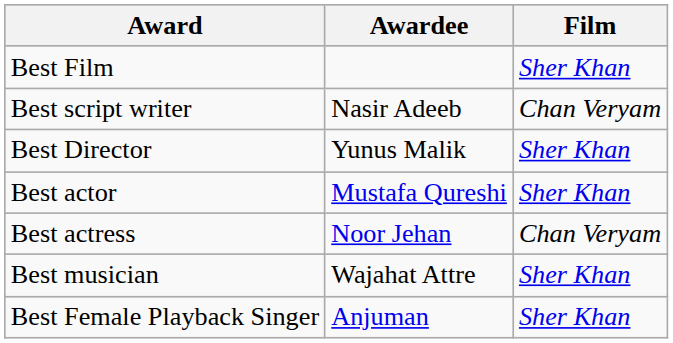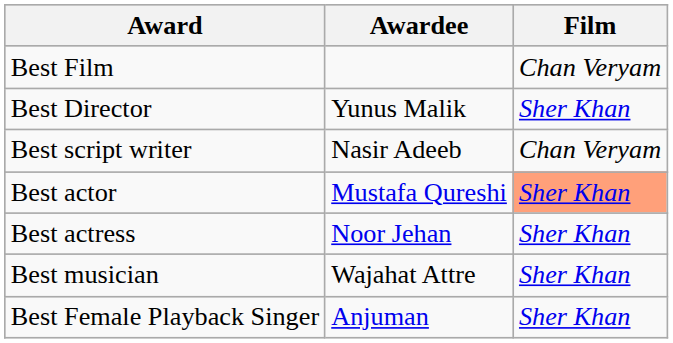(575, 66) Sher Khan -> (590, 66) Chan Veryam
rows swapped: (81, 150) <-> (101, 108)
(575, 191) no background -> (575, 191) lightsalmon background
(590, 233) Chan Veryam -> (575, 233) Sher Khan
